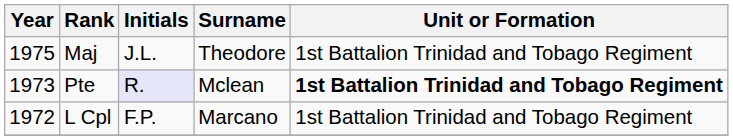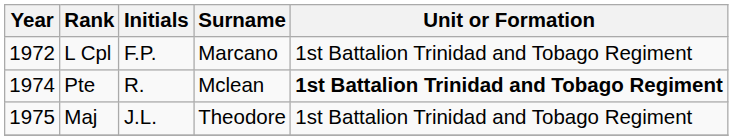rows swapped: (88, 118) <-> (81, 53)
(32, 85) 1973 -> (32, 85) 1974
(134, 85) lavender background -> (134, 85) no background
